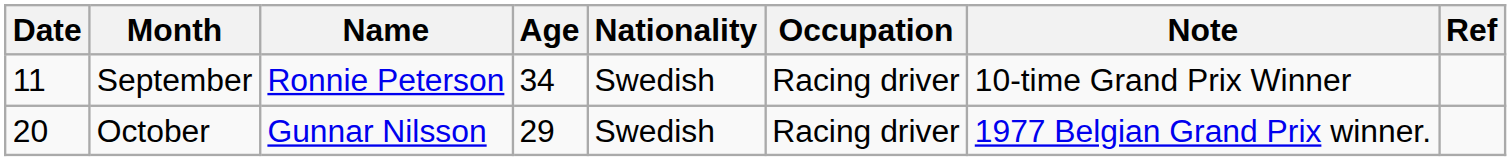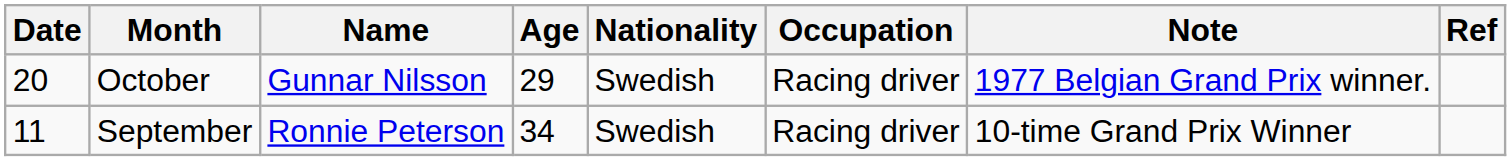rows swapped: (175, 80) <-> (153, 130)
